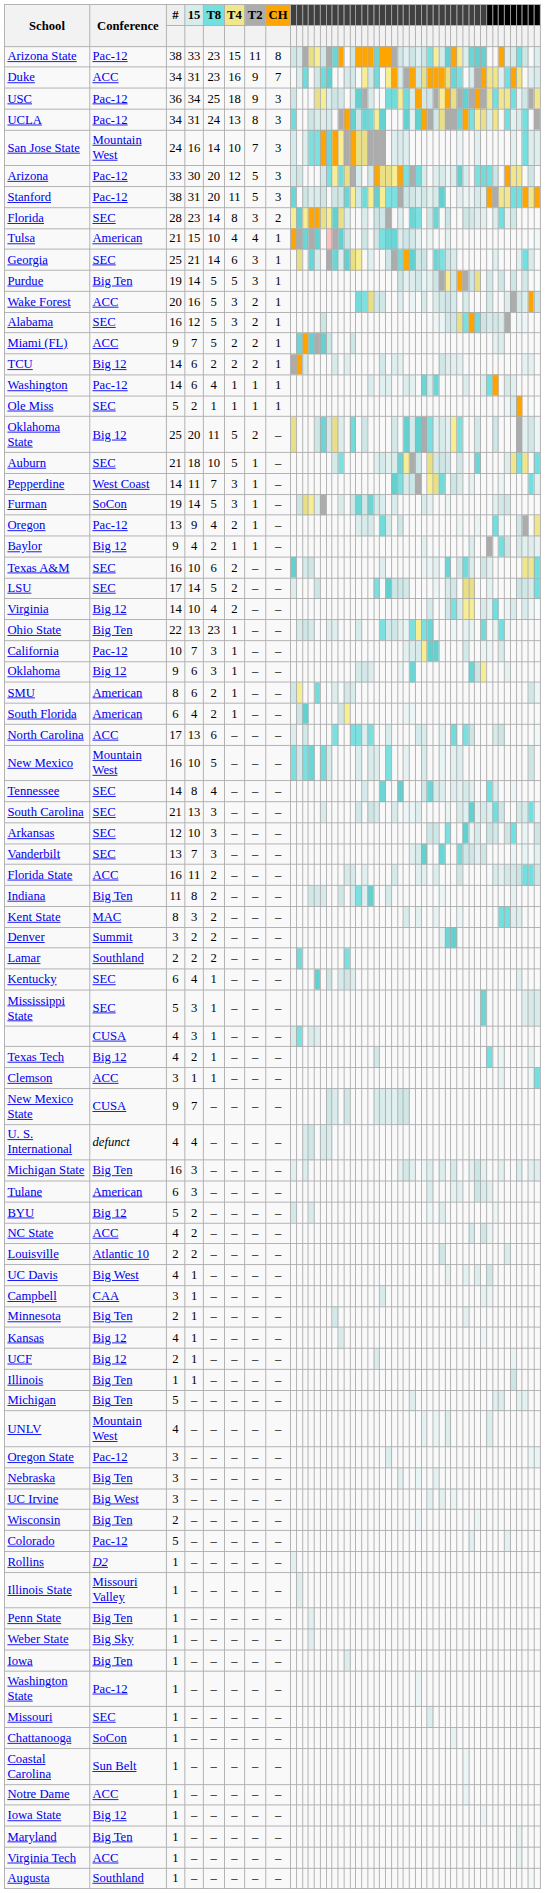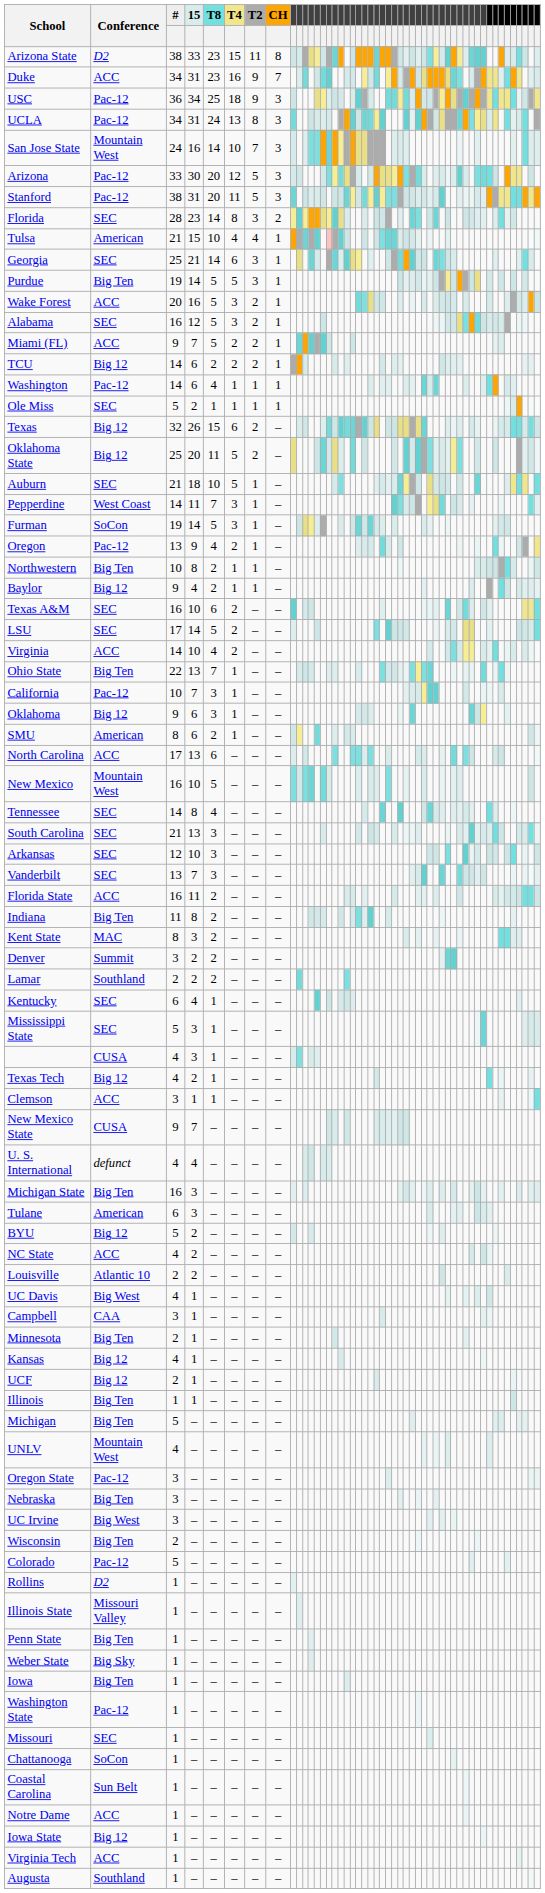(110, 57) Pac-12 -> (101, 57) D2
+ row: (22, 427)
+ row: (42, 567)
(110, 609) Big 12 -> (106, 651) ACC
(214, 630) 23 -> (214, 672) 7
- row: (42, 714)
- row: (32, 1836)
